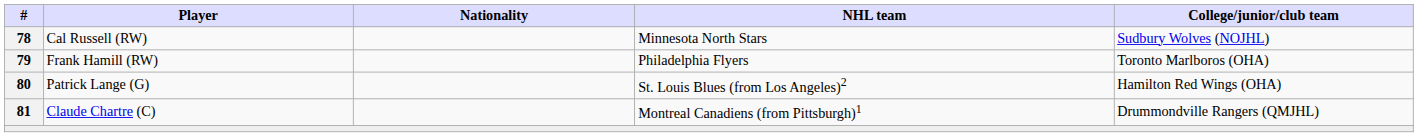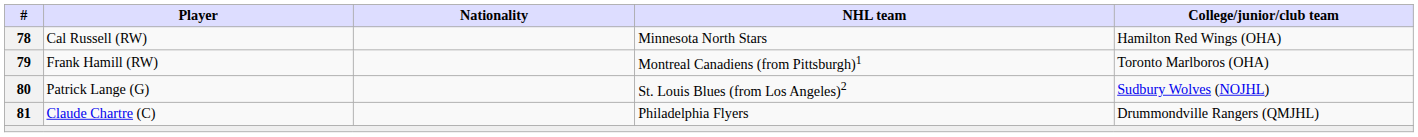(1193, 38) Sudbury Wolves (NOJHL) -> (1199, 38) Hamilton Red Wings (OHA)
(693, 60) Philadelphia Flyers -> (750, 62) Montreal Canadiens (from Pittsburgh)1
(1199, 85) Hamilton Red Wings (OHA) -> (1193, 89) Sudbury Wolves (NOJHL)
(750, 111) Montreal Canadiens (from Pittsburgh)1 -> (693, 113) Philadelphia Flyers
